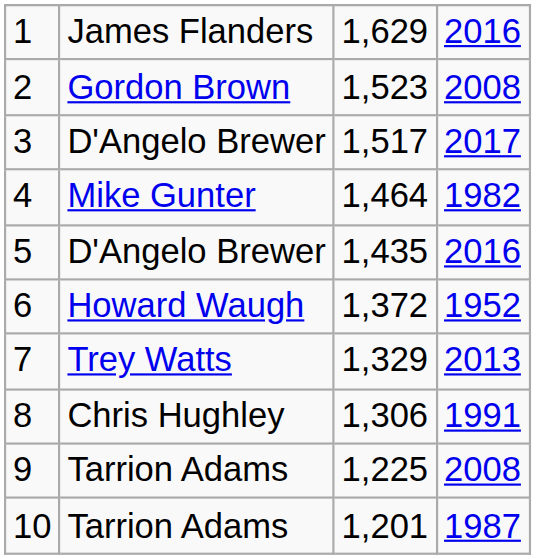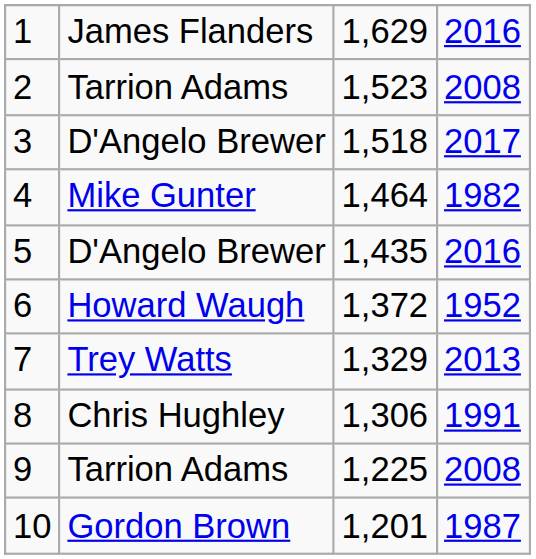(179, 86) Gordon Brown -> (178, 86) Tarrion Adams
(385, 141) 1,517 -> (385, 141) 1,518
(178, 525) Tarrion Adams -> (179, 525) Gordon Brown
